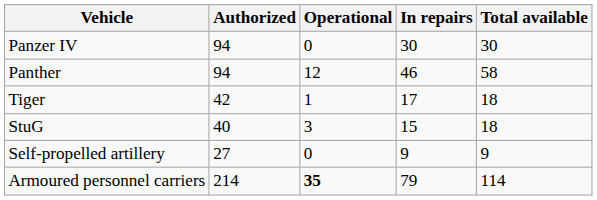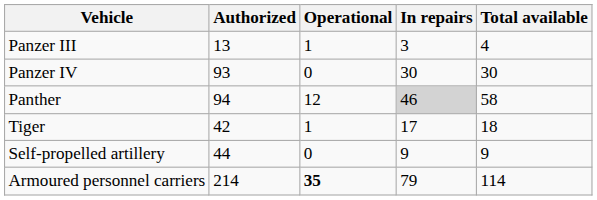+ row: (42, 45)
(222, 45) 94 -> (222, 72) 93
(409, 72) no background -> (409, 99) lightgrey background
- row: (26, 126)
(222, 153) 27 -> (222, 153) 44
